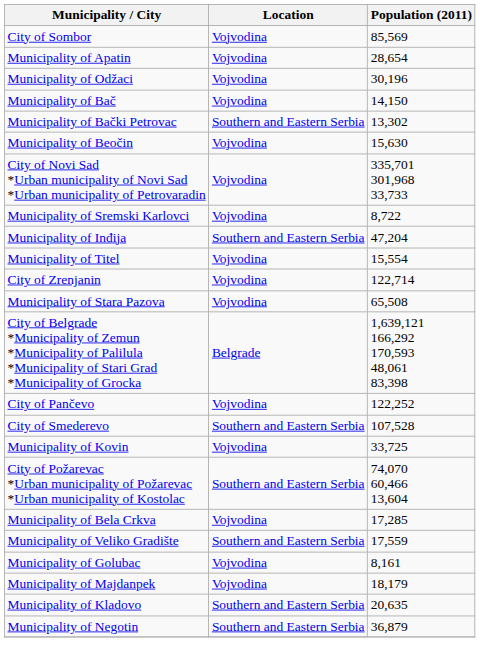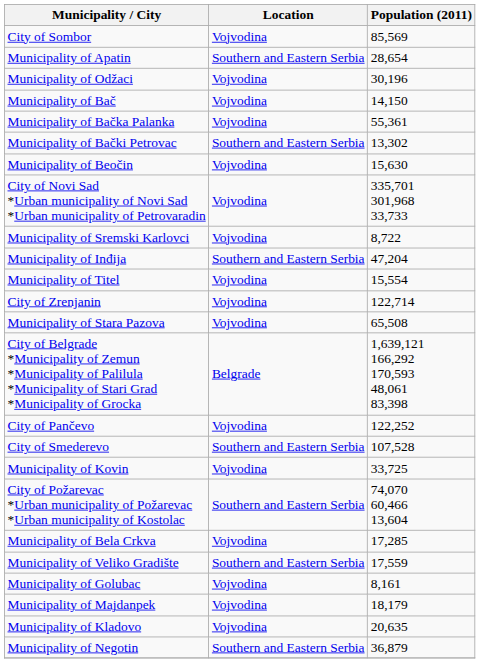(239, 57) Vojvodina -> (288, 57) Southern and Eastern Serbia
+ row: (91, 121)
(288, 605) Southern and Eastern Serbia -> (239, 626) Vojvodina
